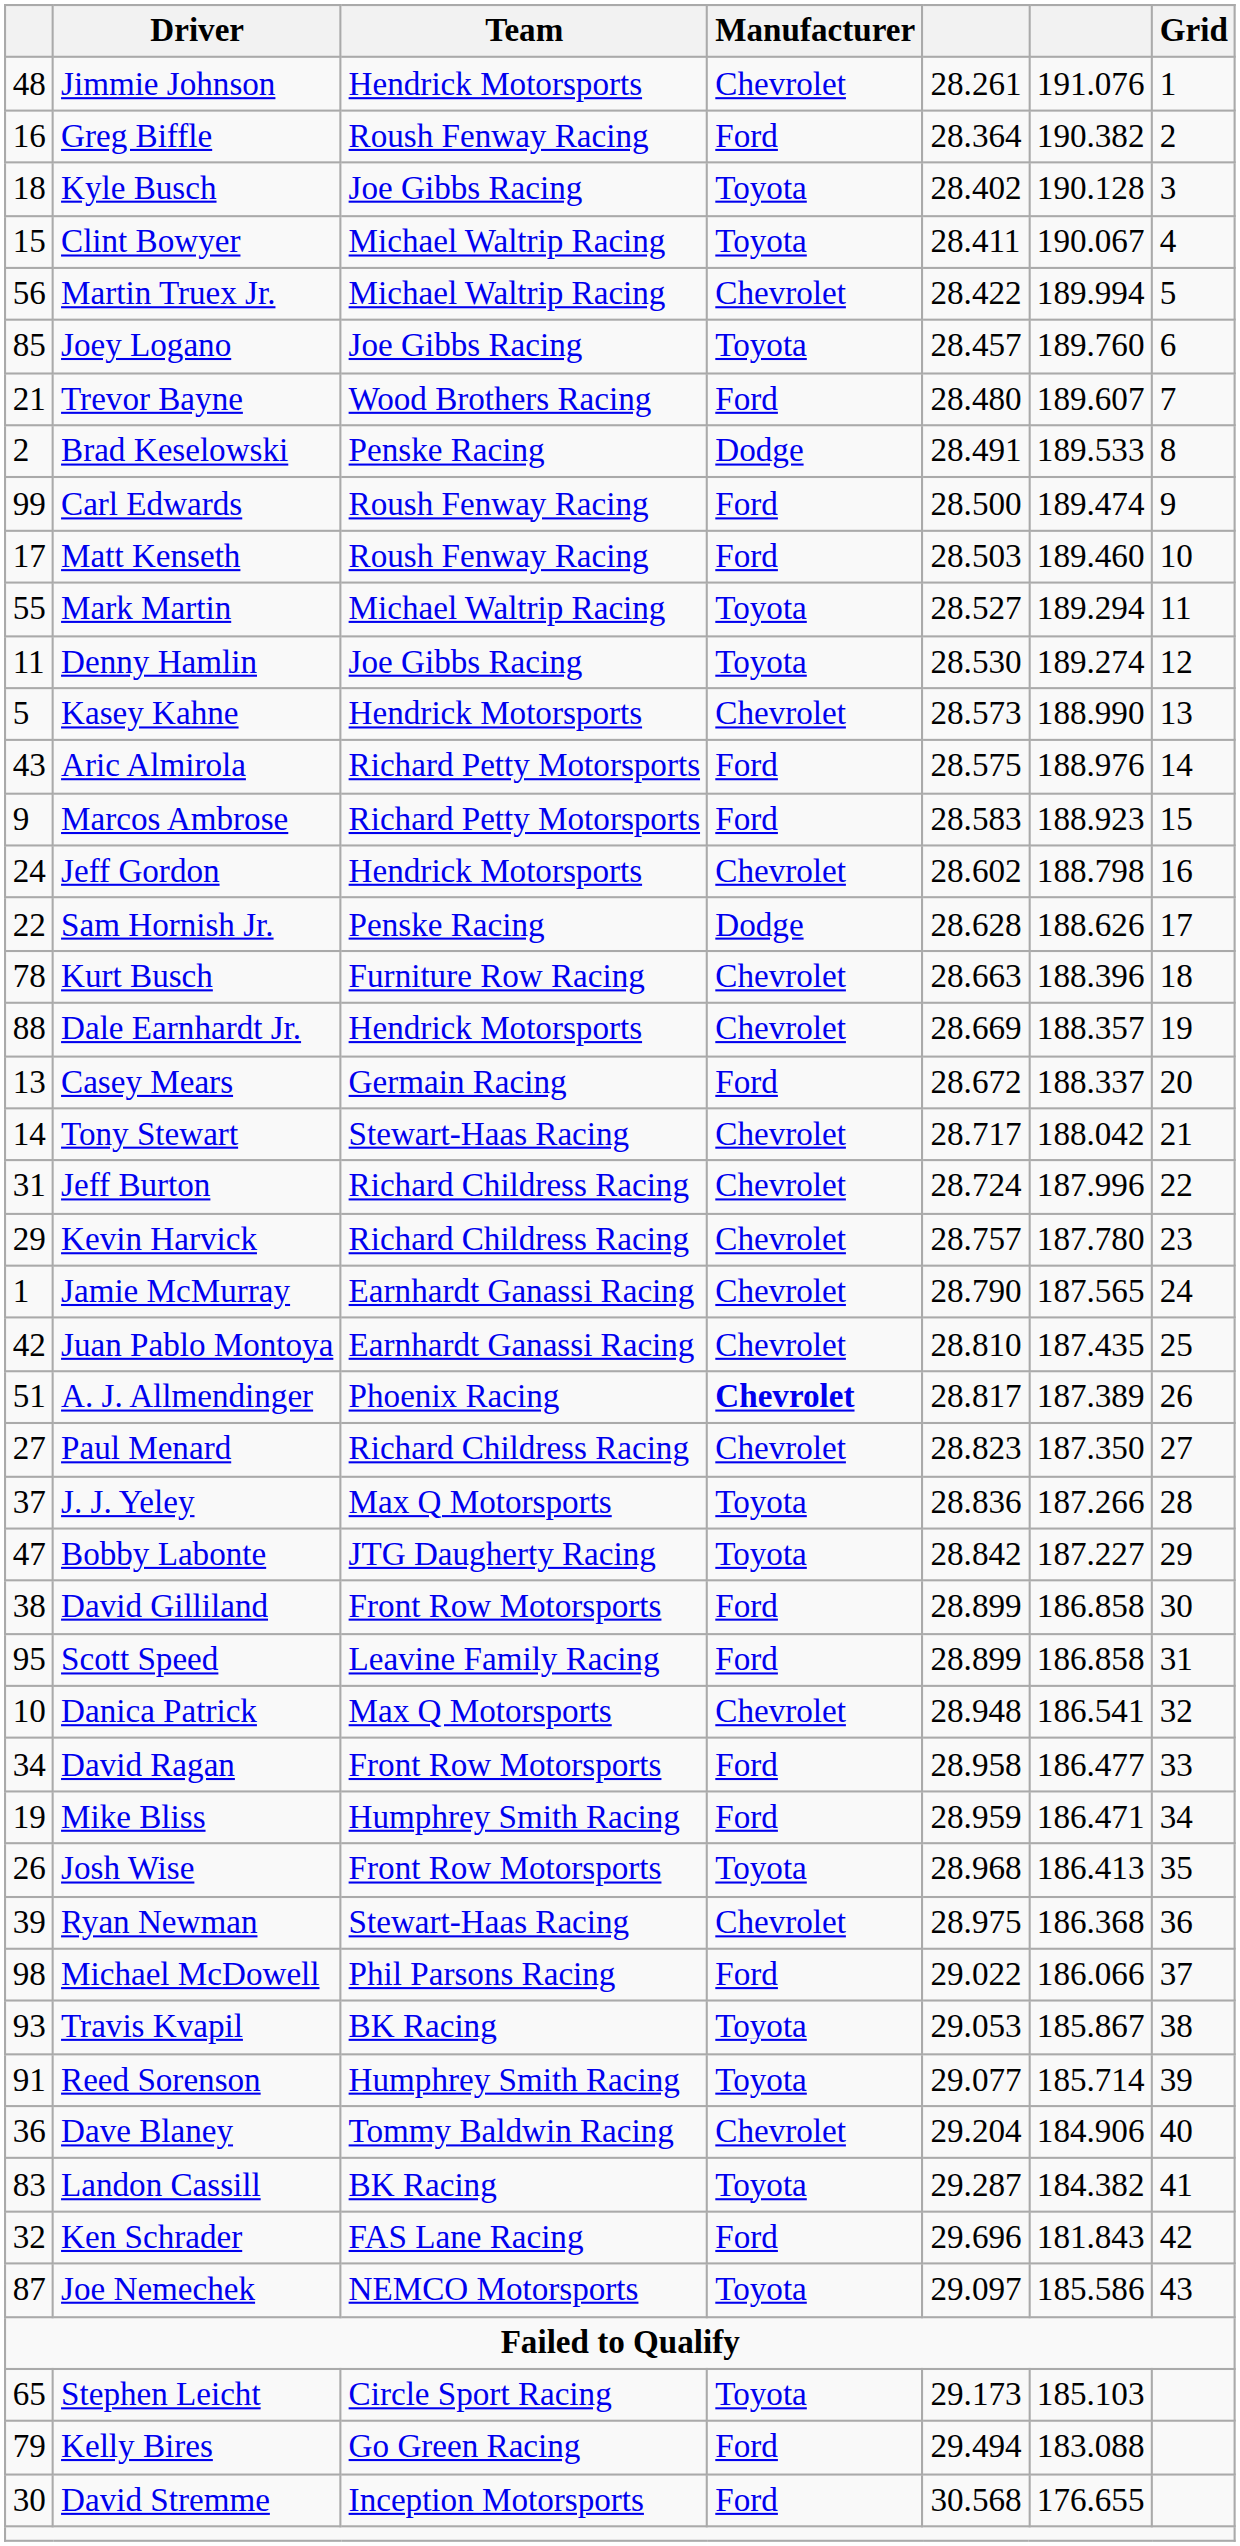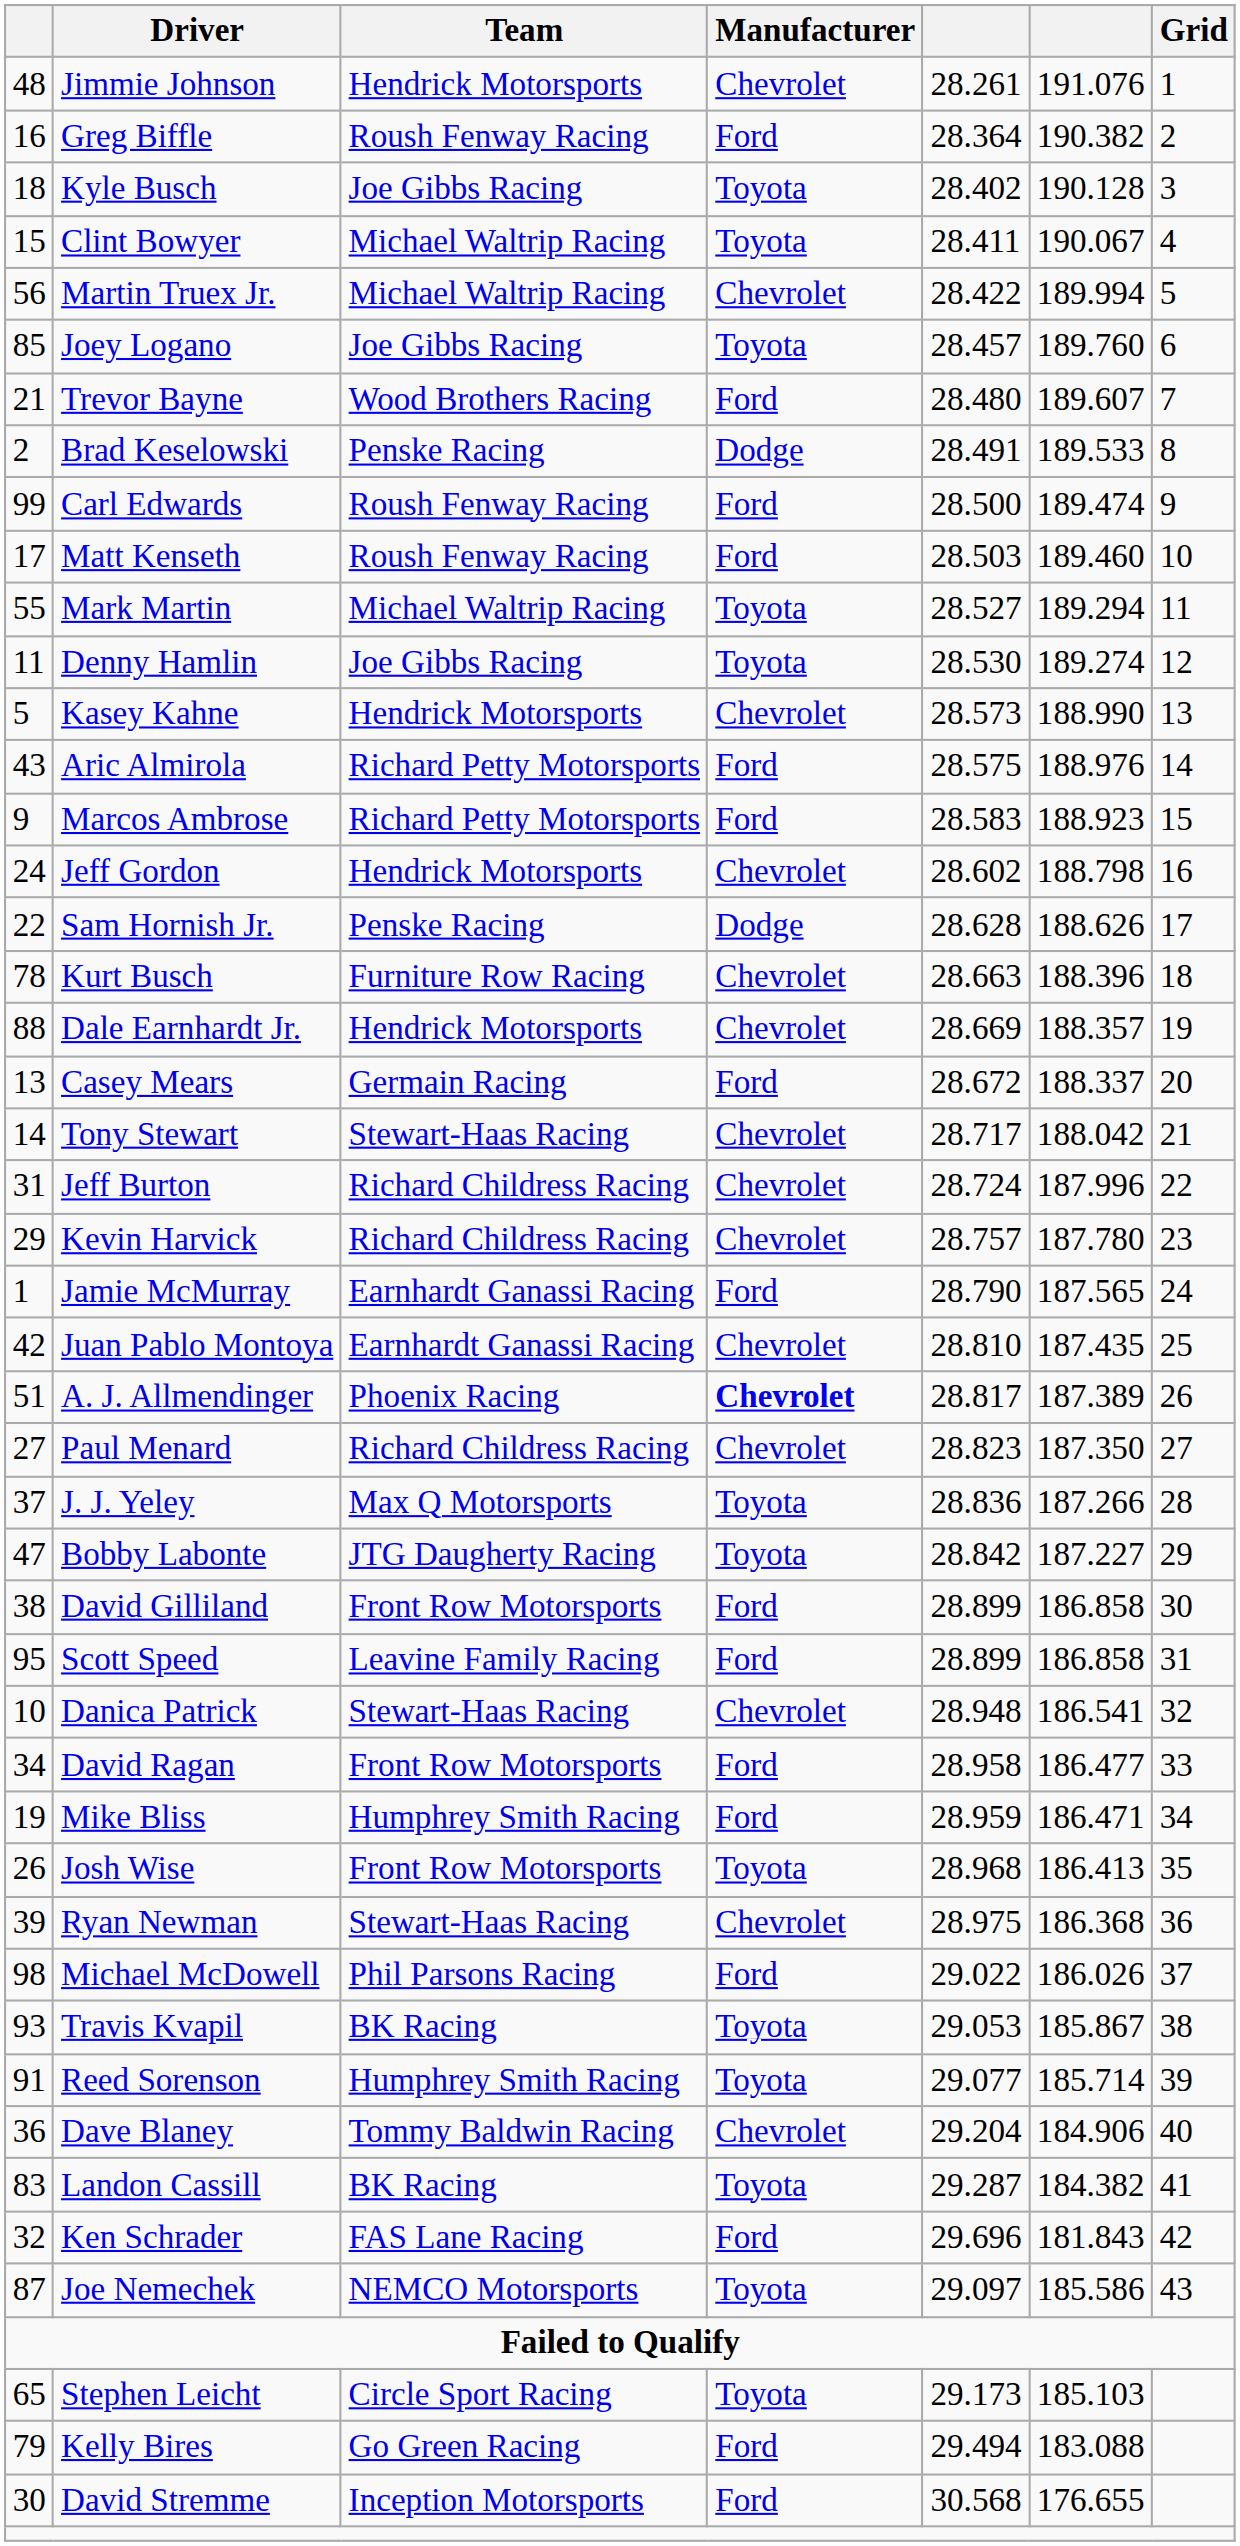(781, 1291) Chevrolet -> (747, 1291) Ford
(480, 1711) Max Q Motorsports -> (489, 1711) Stewart-Haas Racing
(1091, 1974) 186.066 -> (1091, 1974) 186.026
